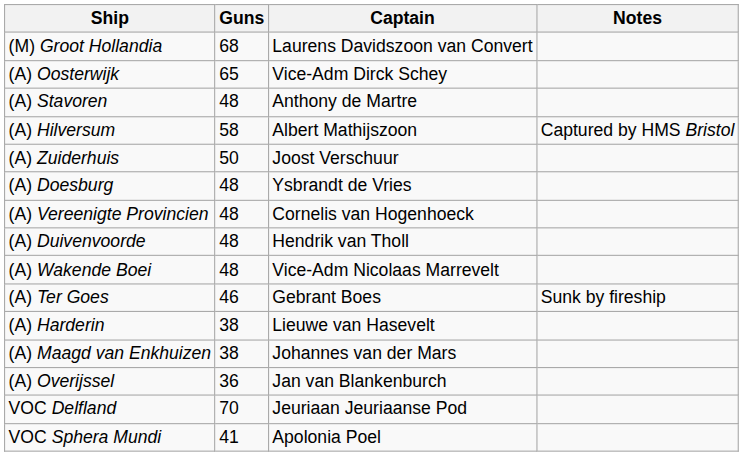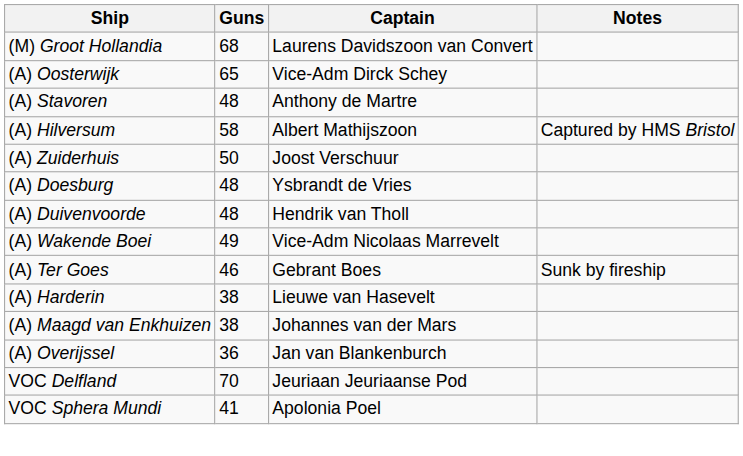- row: (109, 213)
(229, 269) 48 -> (229, 241) 49
